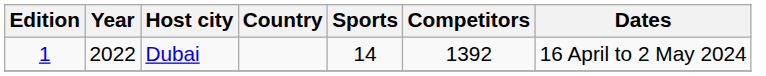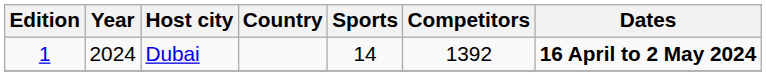(113, 53) 2022 -> (113, 53) 2024
(643, 53) normal -> (648, 53) bold
